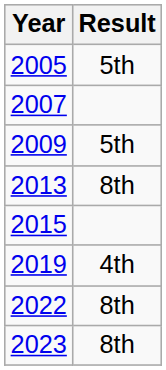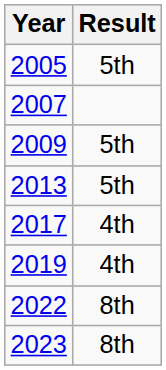(117, 184) 8th -> (117, 184) 5th
- row: (39, 225)
+ row: (39, 225)
